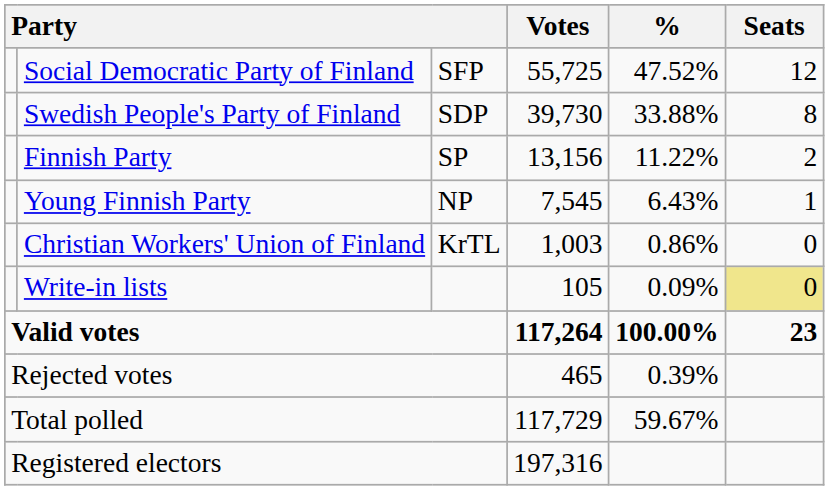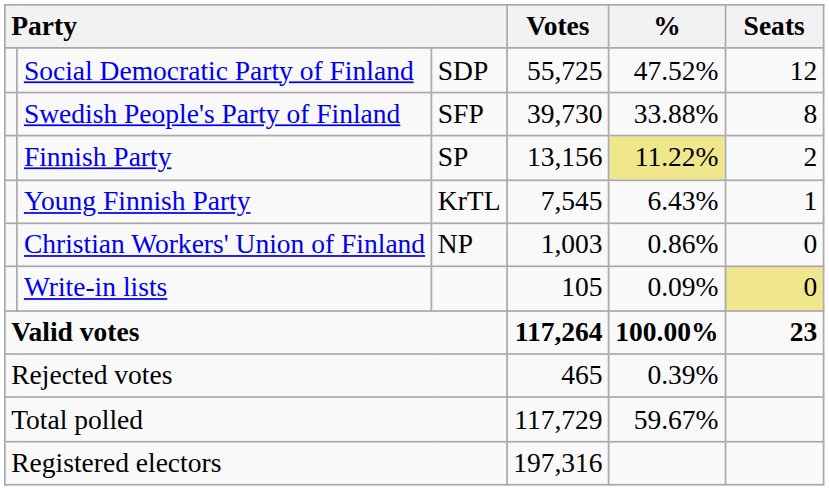(461, 69) SFP -> (463, 69) SDP
(463, 113) SDP -> (461, 113) SFP
(677, 157) no background -> (677, 157) khaki background
(455, 200) NP -> (469, 200) KrTL
(469, 244) KrTL -> (455, 244) NP
